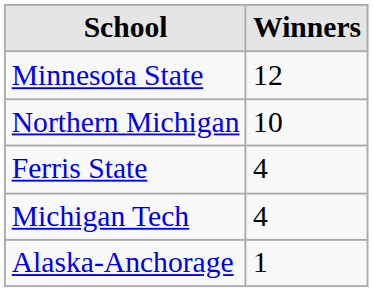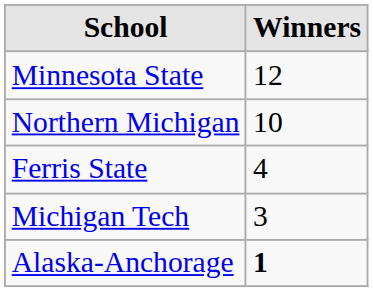(260, 215) 4 -> (260, 215) 3
(260, 262) normal -> (260, 262) bold
